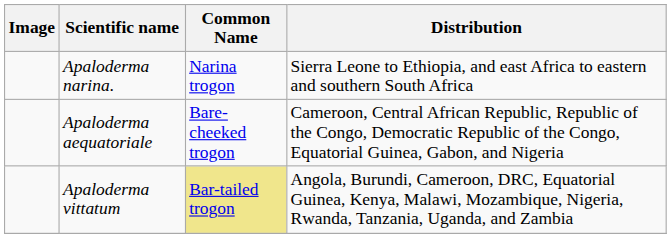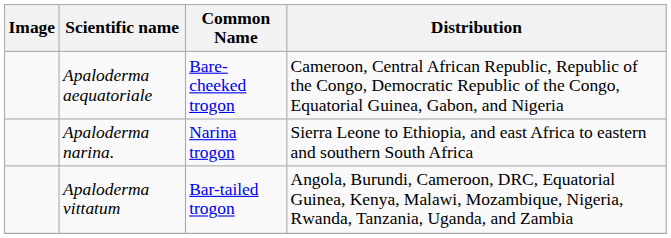rows swapped: (106, 75) <-> (108, 132)
(224, 199) khaki background -> (224, 199) no background
